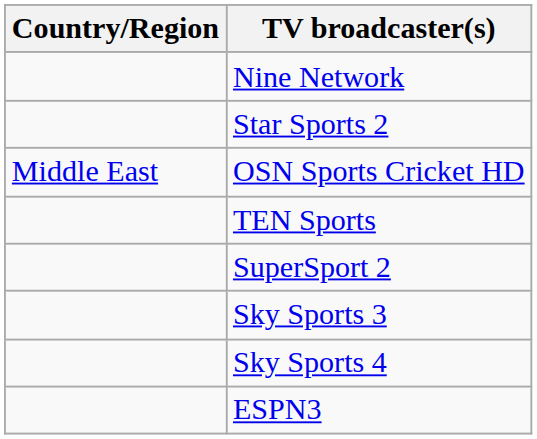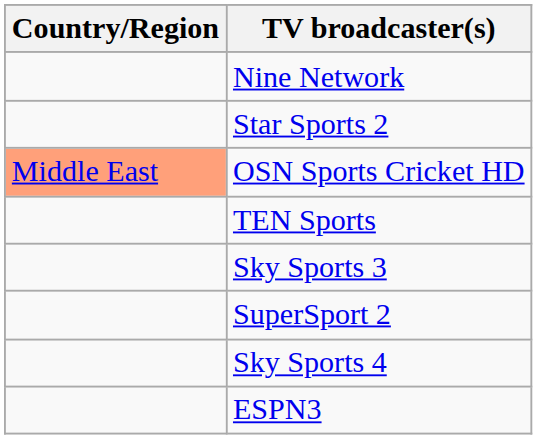(85, 171) no background -> (85, 171) lightsalmon background
rows swapped: (312, 266) <-> (310, 314)
